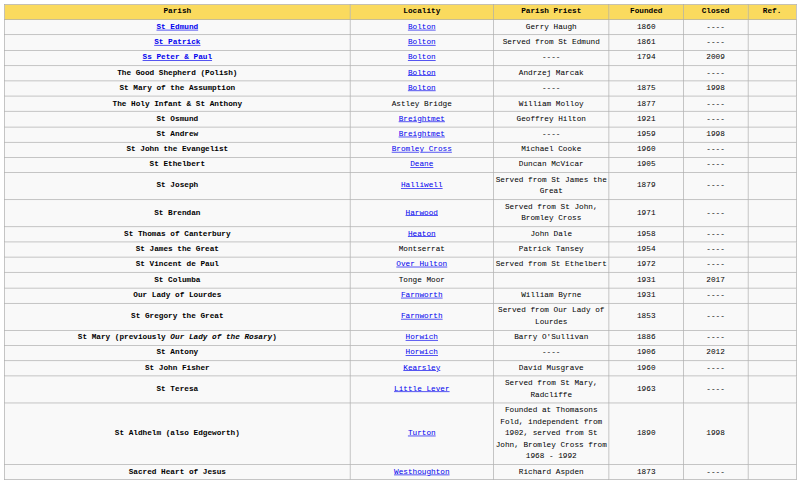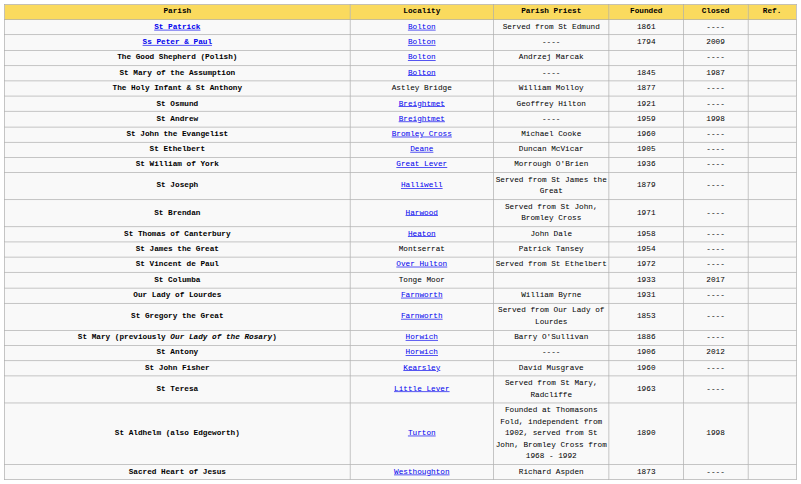- row: (177, 26)
(646, 88) 1875 -> (646, 72) 1845
(716, 88) 1998 -> (716, 72) 1987
+ row: (177, 164)
(646, 279) 1931 -> (646, 279) 1933
